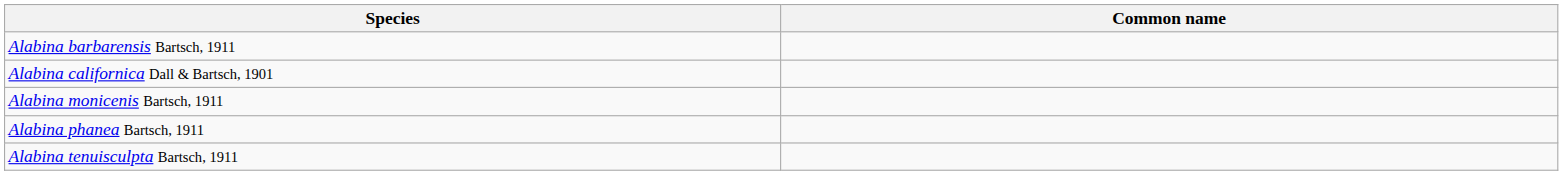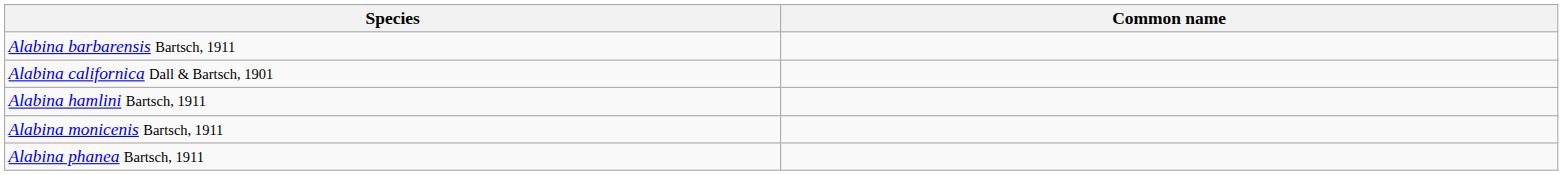+ row: (107, 101)
- row: (123, 156)
